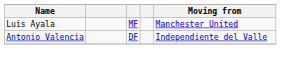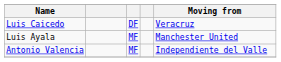+ row: (35, 24)
(133, 37) DF -> (133, 50) MF
